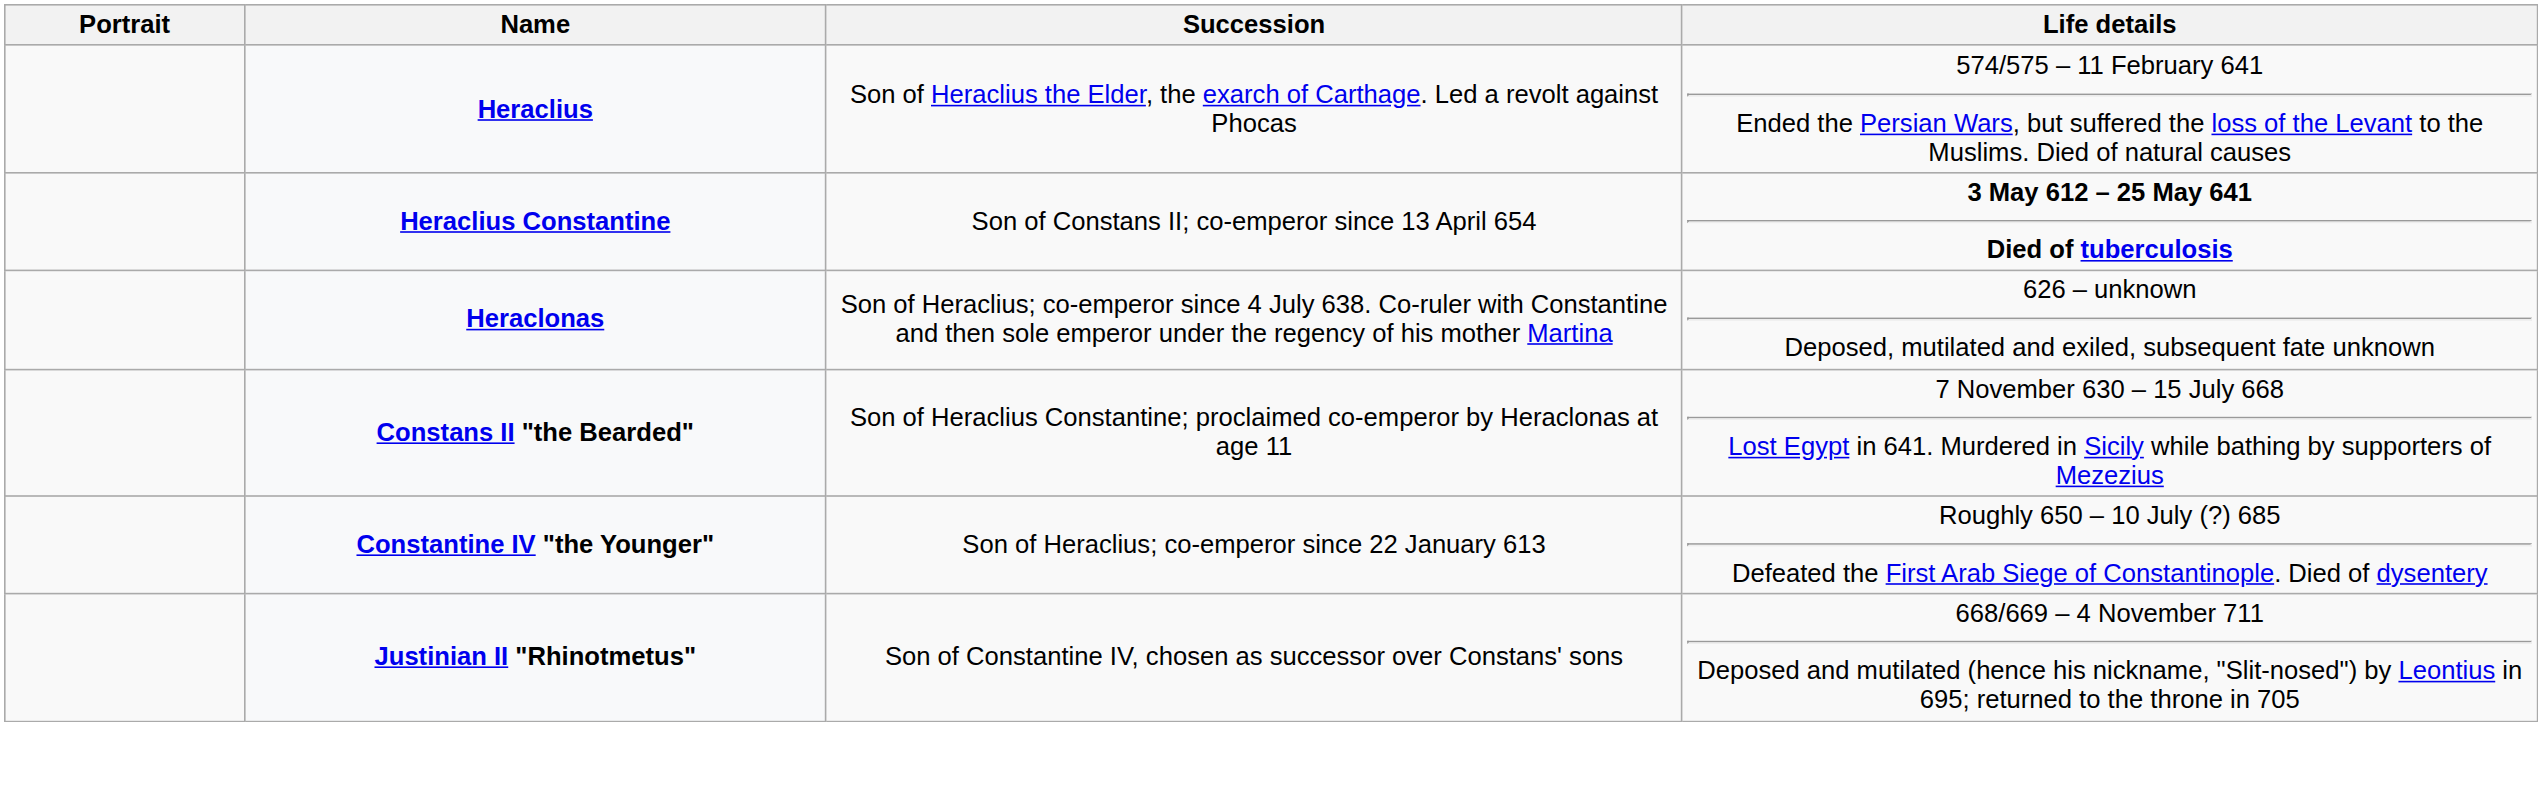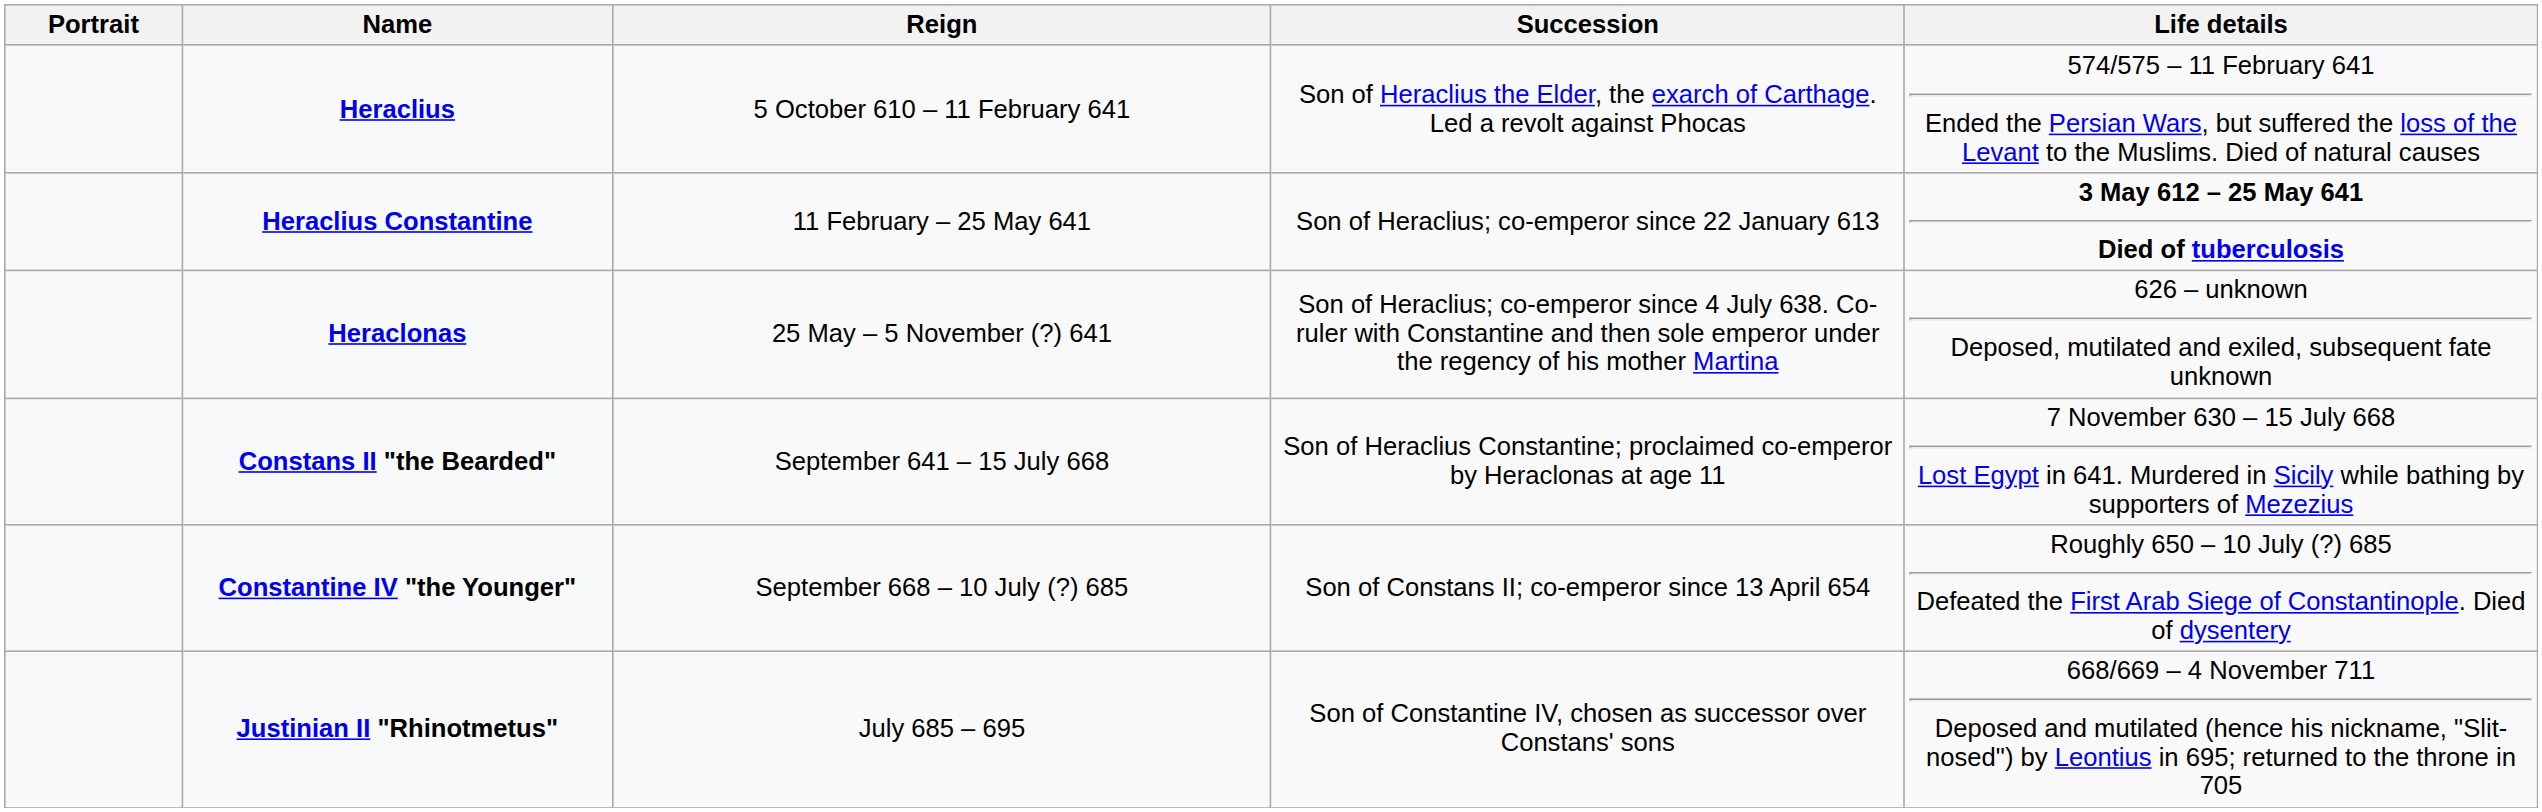+ column: (942, 24)
(1254, 221) Son of Constans II; co-emperor since 13 April 654 -> (1588, 221) Son of Heraclius; co-emperor since 22 January 613
(1254, 544) Son of Heraclius; co-emperor since 22 January 613 -> (1588, 587) Son of Constans II; co-emperor since 13 April 654
